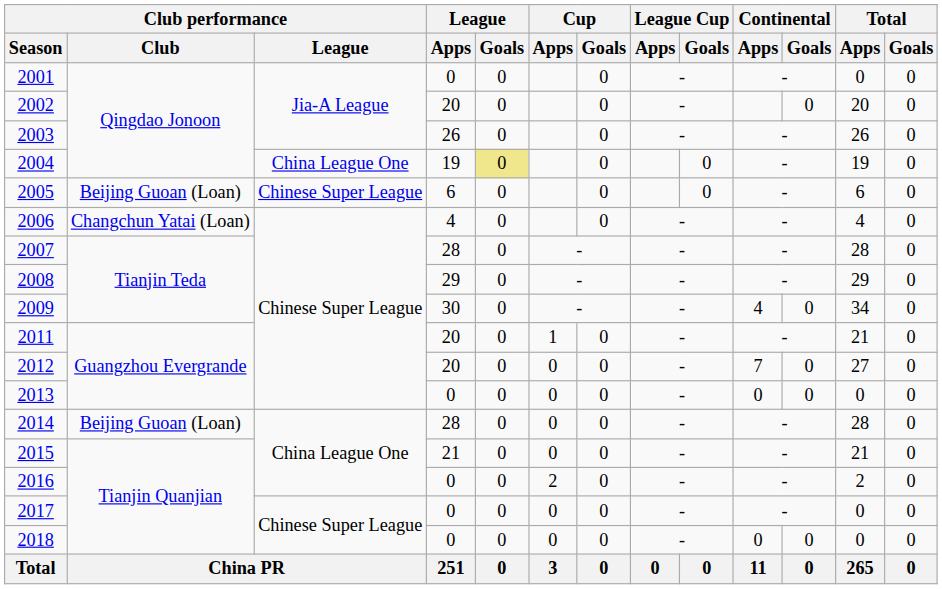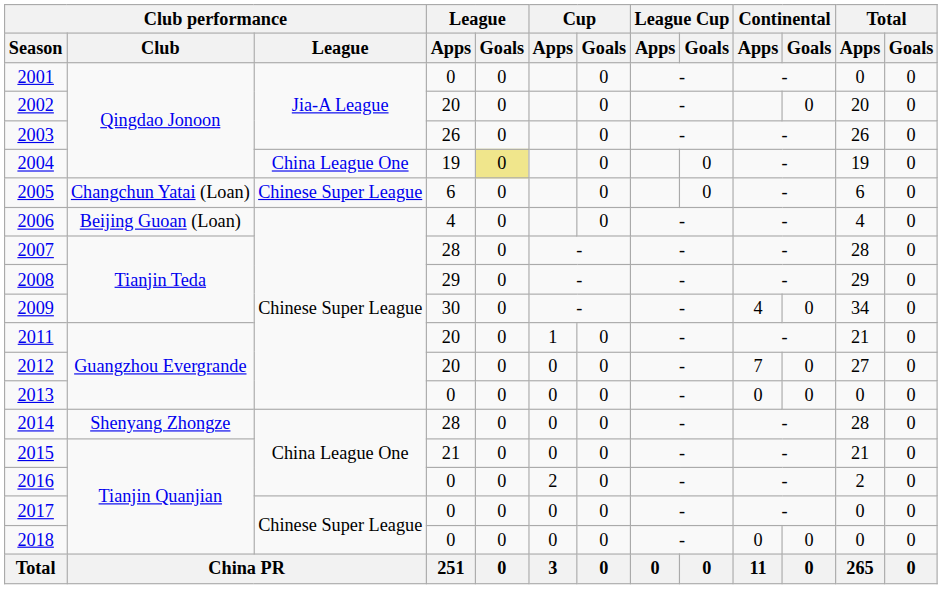(160, 192) Beijing Guoan (Loan) -> (160, 192) Changchun Yatai (Loan)
(160, 221) Changchun Yatai (Loan) -> (160, 221) Beijing Guoan (Loan)
(160, 423) Beijing Guoan (Loan) -> (160, 423) Shenyang Zhongze
